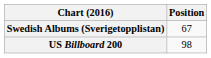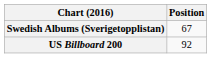(187, 45) 98 -> (187, 45) 92
